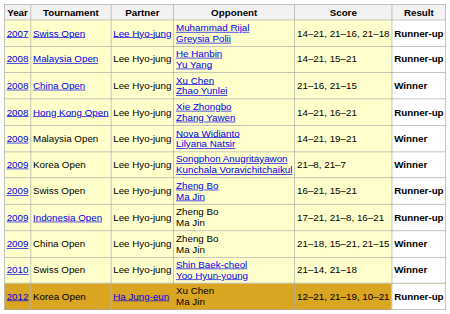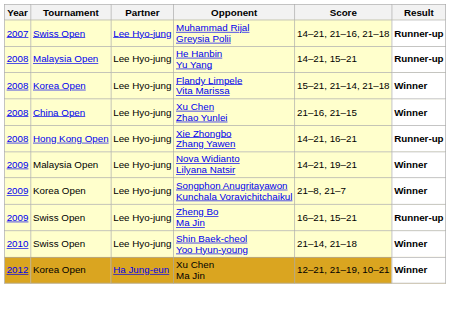+ row: (59, 86)
- row: (68, 218)
- row: (59, 244)
(419, 297) Runner-up -> (411, 271) Winner
